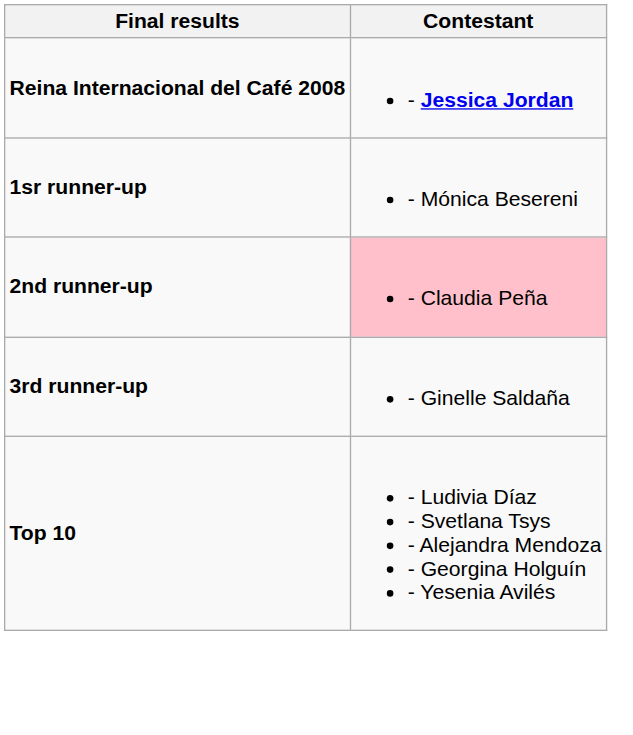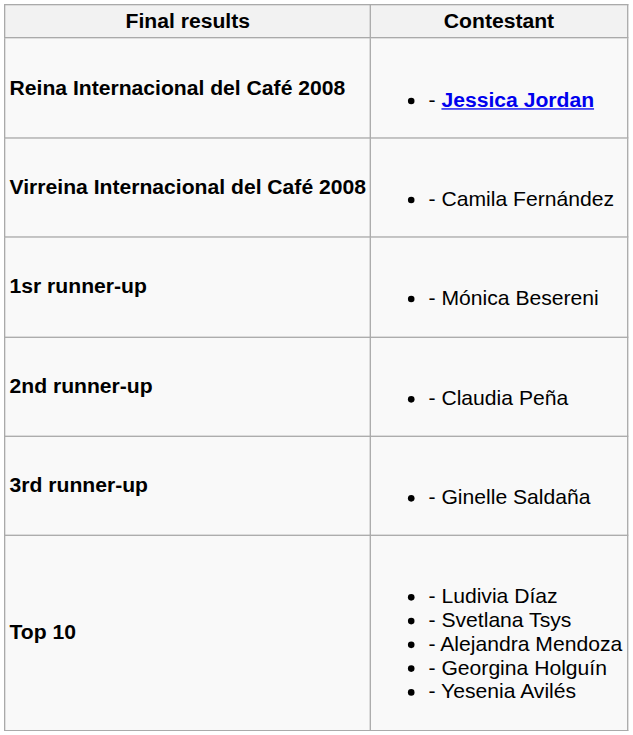+ row: (188, 187)
(478, 299) pink background -> (499, 398) no background
